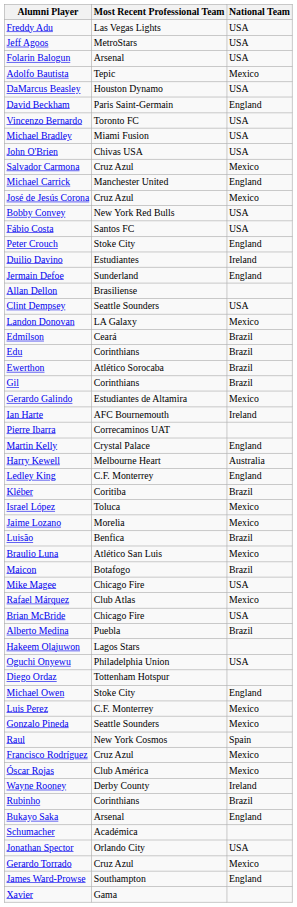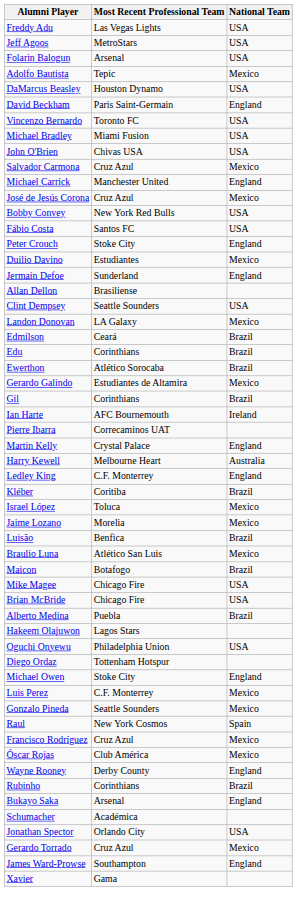(243, 259) Ireland -> (244, 259) Mexico
rows swapped: (39, 399) <-> (13, 383)
- row: (38, 600)
(243, 786) Ireland -> (245, 770) England
